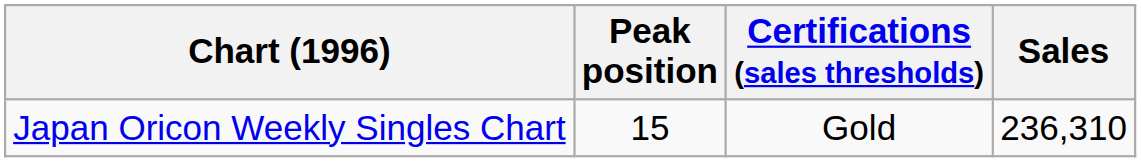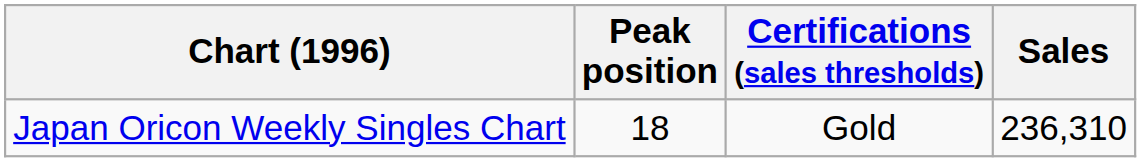(650, 127) 15 -> (650, 127) 18
